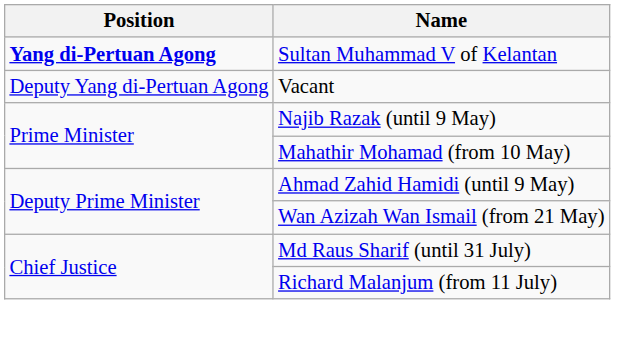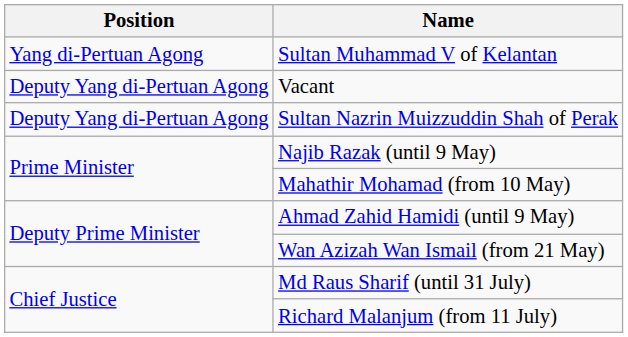(113, 53) bold -> (106, 53) normal
+ row: (448, 119)
